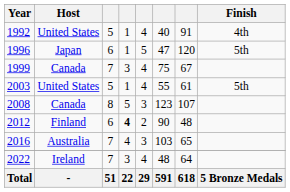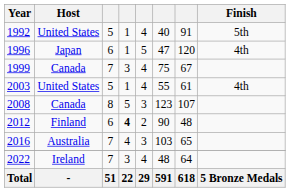(241, 31) 4th -> (241, 31) 5th
(241, 50) 5th -> (241, 50) 4th
(241, 86) 5th -> (241, 86) 4th
